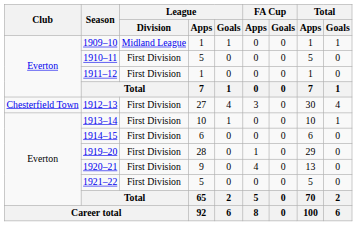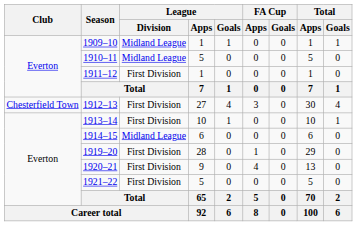(154, 58) First Division -> (154, 58) Midland League
(154, 136) First Division -> (154, 136) Midland League
